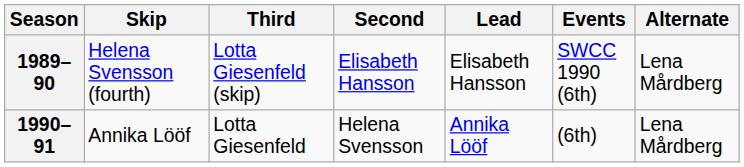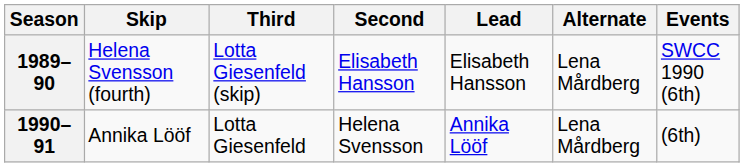columns swapped: (687, 19) <-> (594, 19)
